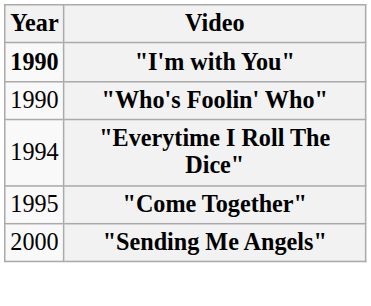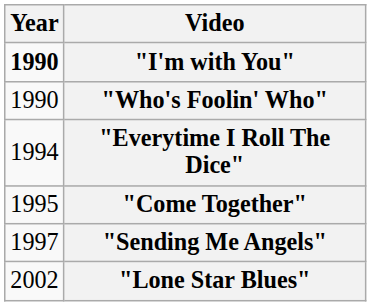(34, 242) 2000 -> (34, 242) 1997
+ row: (215, 280)
